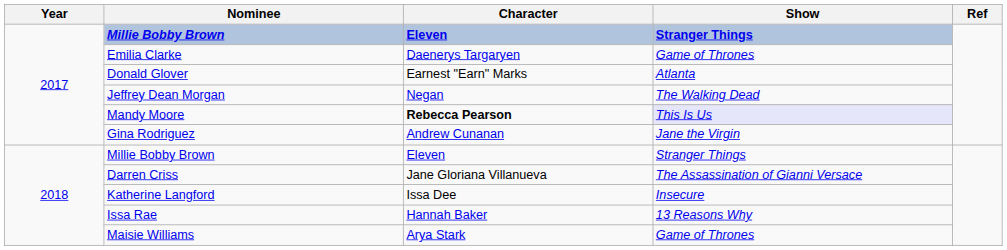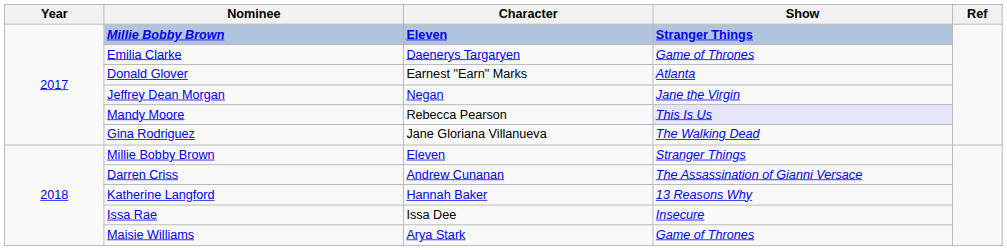(708, 94) The Walking Dead -> (698, 94) Jane the Virgin
(459, 114) bold -> (457, 114) normal
(455, 134) Andrew Cunanan -> (477, 134) Jane Gloriana Villanueva
(698, 134) Jane the Virgin -> (708, 134) The Walking Dead
(477, 174) Jane Gloriana Villanueva -> (455, 174) Andrew Cunanan
(431, 194) Issa Dee -> (447, 194) Hannah Baker
(680, 194) Insecure -> (704, 194) 13 Reasons Why
(447, 214) Hannah Baker -> (431, 214) Issa Dee
(704, 214) 13 Reasons Why -> (680, 214) Insecure
